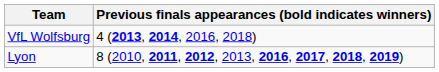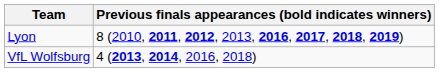rows swapped: (49, 36) <-> (22, 57)
